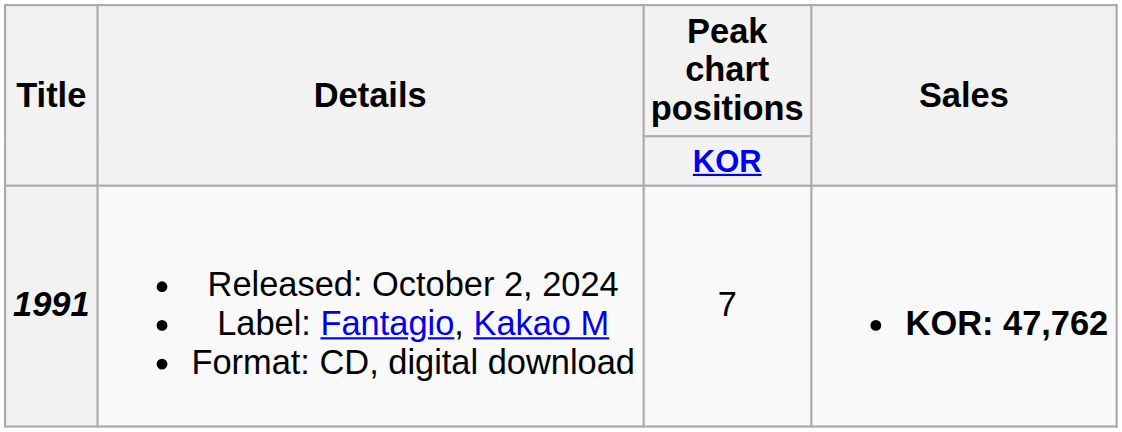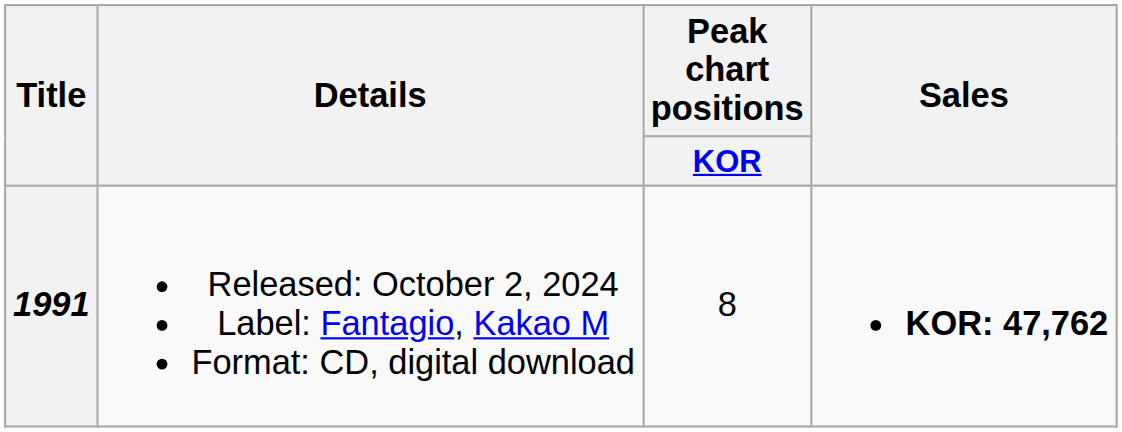(727, 305) 7 -> (727, 305) 8
